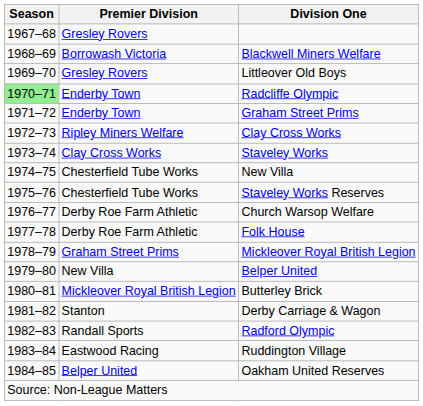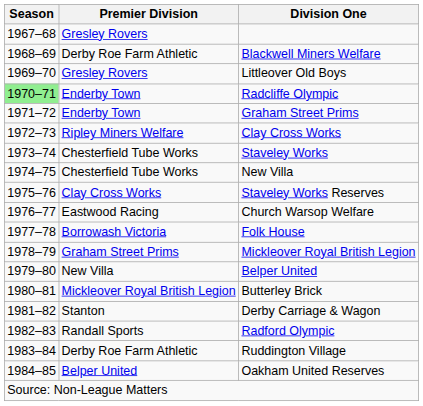(114, 53) Borrowash Victoria -> (130, 53) Derby Roe Farm Athletic
(111, 152) Clay Cross Works -> (130, 152) Chesterfield Tube Works
(130, 192) Chesterfield Tube Works -> (111, 192) Clay Cross Works
(130, 212) Derby Roe Farm Athletic -> (110, 212) Eastwood Racing
(130, 232) Derby Roe Farm Athletic -> (114, 232) Borrowash Victoria
(110, 350) Eastwood Racing -> (130, 350) Derby Roe Farm Athletic
